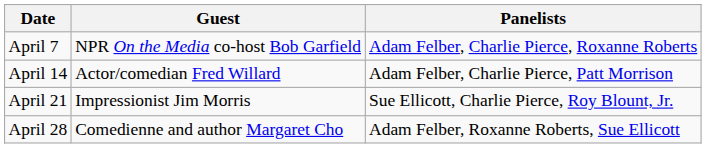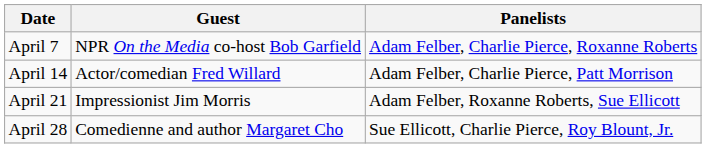(521, 101) Sue Ellicott, Charlie Pierce, Roy Blount, Jr. -> (524, 101) Adam Felber, Roxanne Roberts, Sue Ellicott
(524, 128) Adam Felber, Roxanne Roberts, Sue Ellicott -> (521, 128) Sue Ellicott, Charlie Pierce, Roy Blount, Jr.
